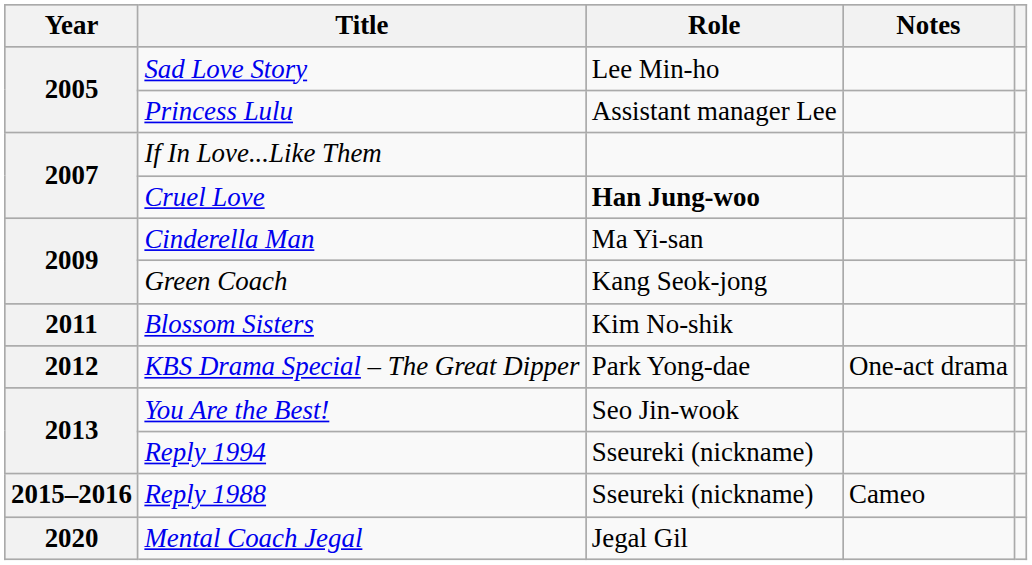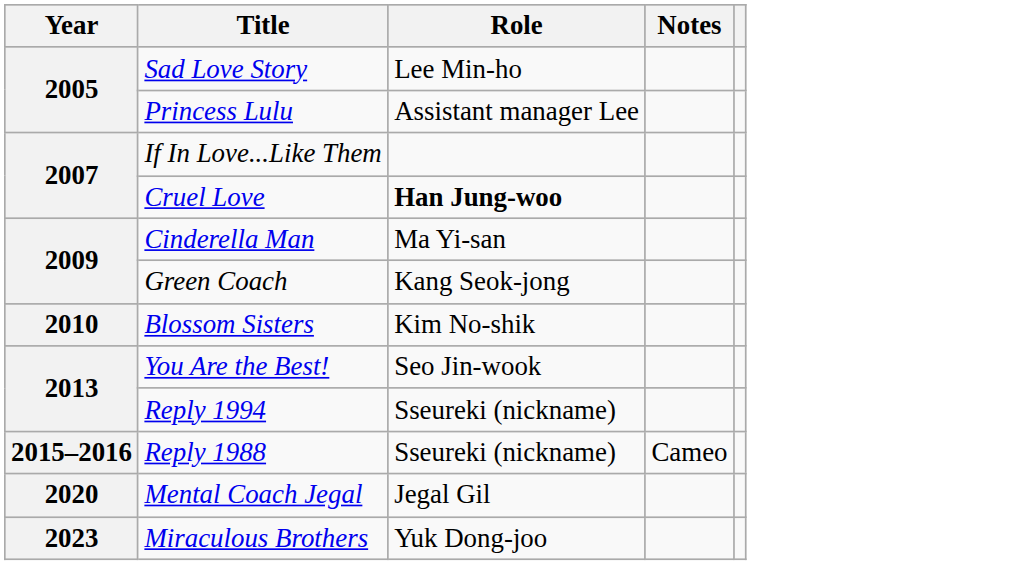(72, 324) 2011 -> (72, 324) 2010
- row: (362, 366)
+ row: (256, 537)
